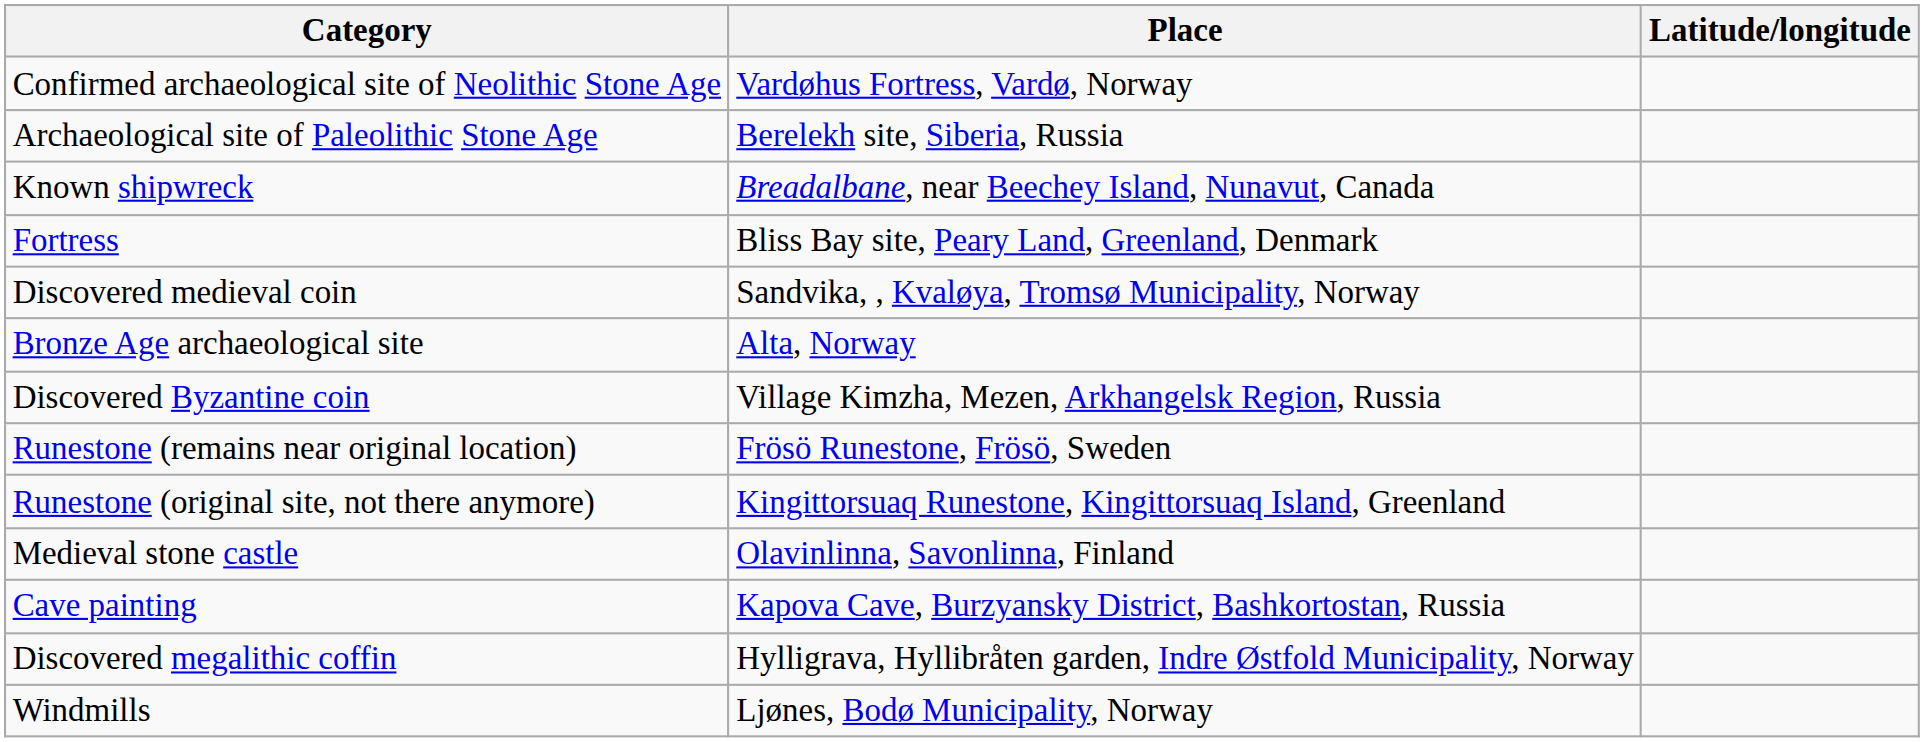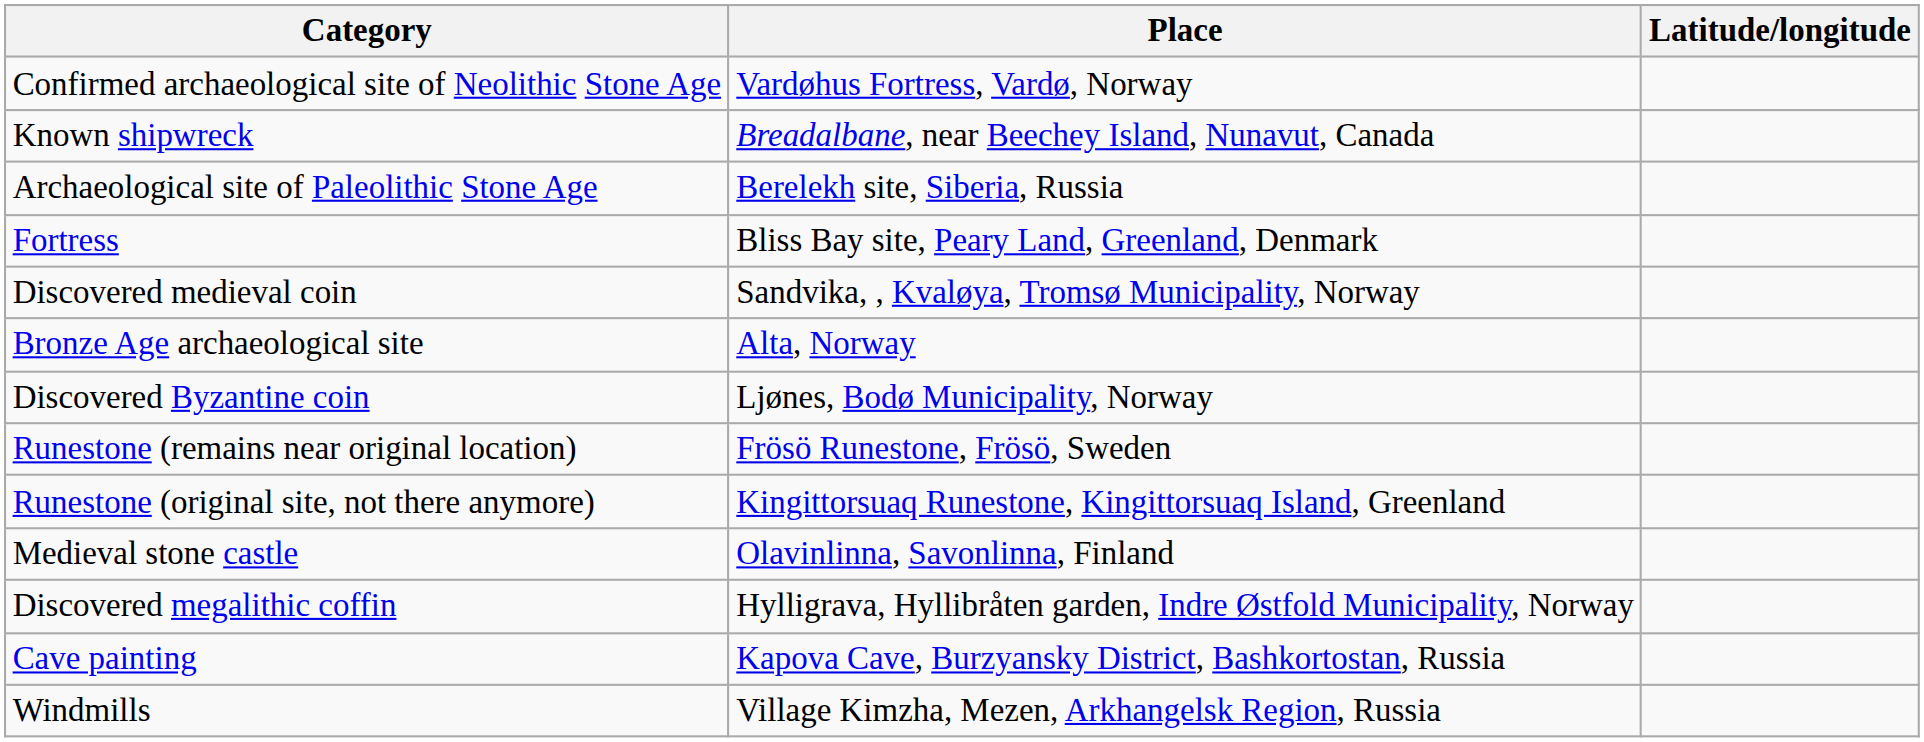rows swapped: (133, 187) <-> (305, 135)
(1089, 396) Village Kimzha, Mezen, Arkhangelsk Region, Russia -> (975, 396) Ljønes, Bodø Municipality, Norway
rows swapped: (105, 605) <-> (205, 657)
(975, 710) Ljønes, Bodø Municipality, Norway -> (1089, 710) Village Kimzha, Mezen, Arkhangelsk Region, Russia
